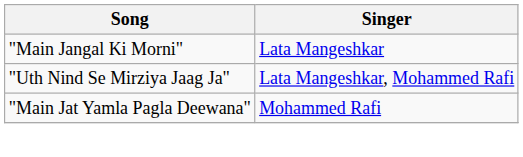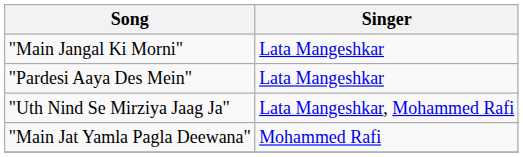+ row: (100, 78)
